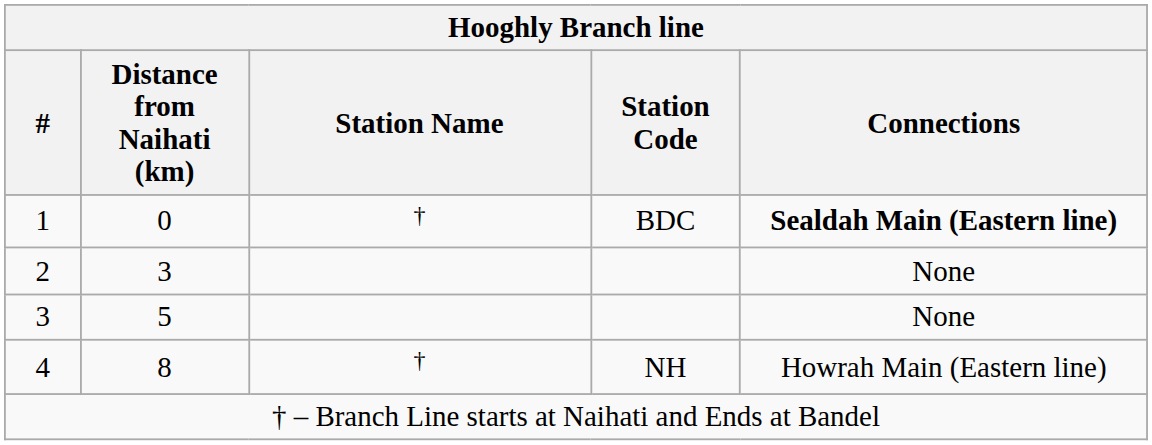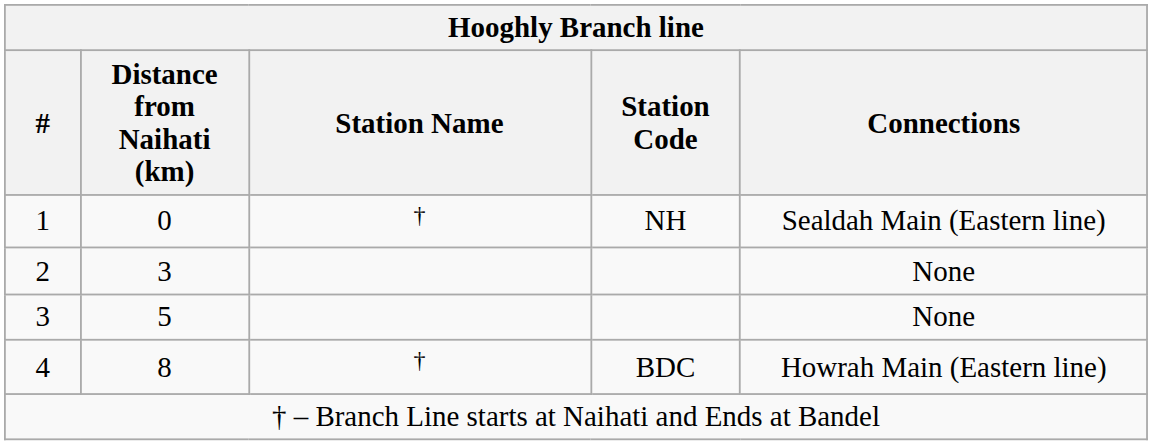(665, 220) BDC -> (665, 220) NH
(944, 220) bold -> (944, 220) normal
(665, 366) NH -> (665, 366) BDC
